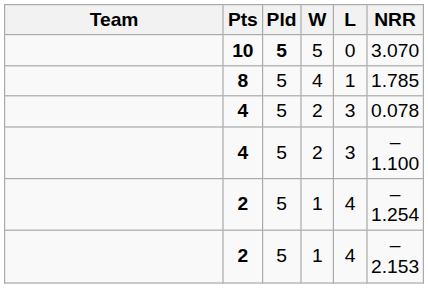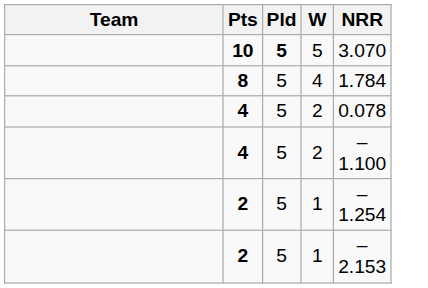- column: (350, 19)
(395, 80) 1.785 -> (362, 80) 1.784
